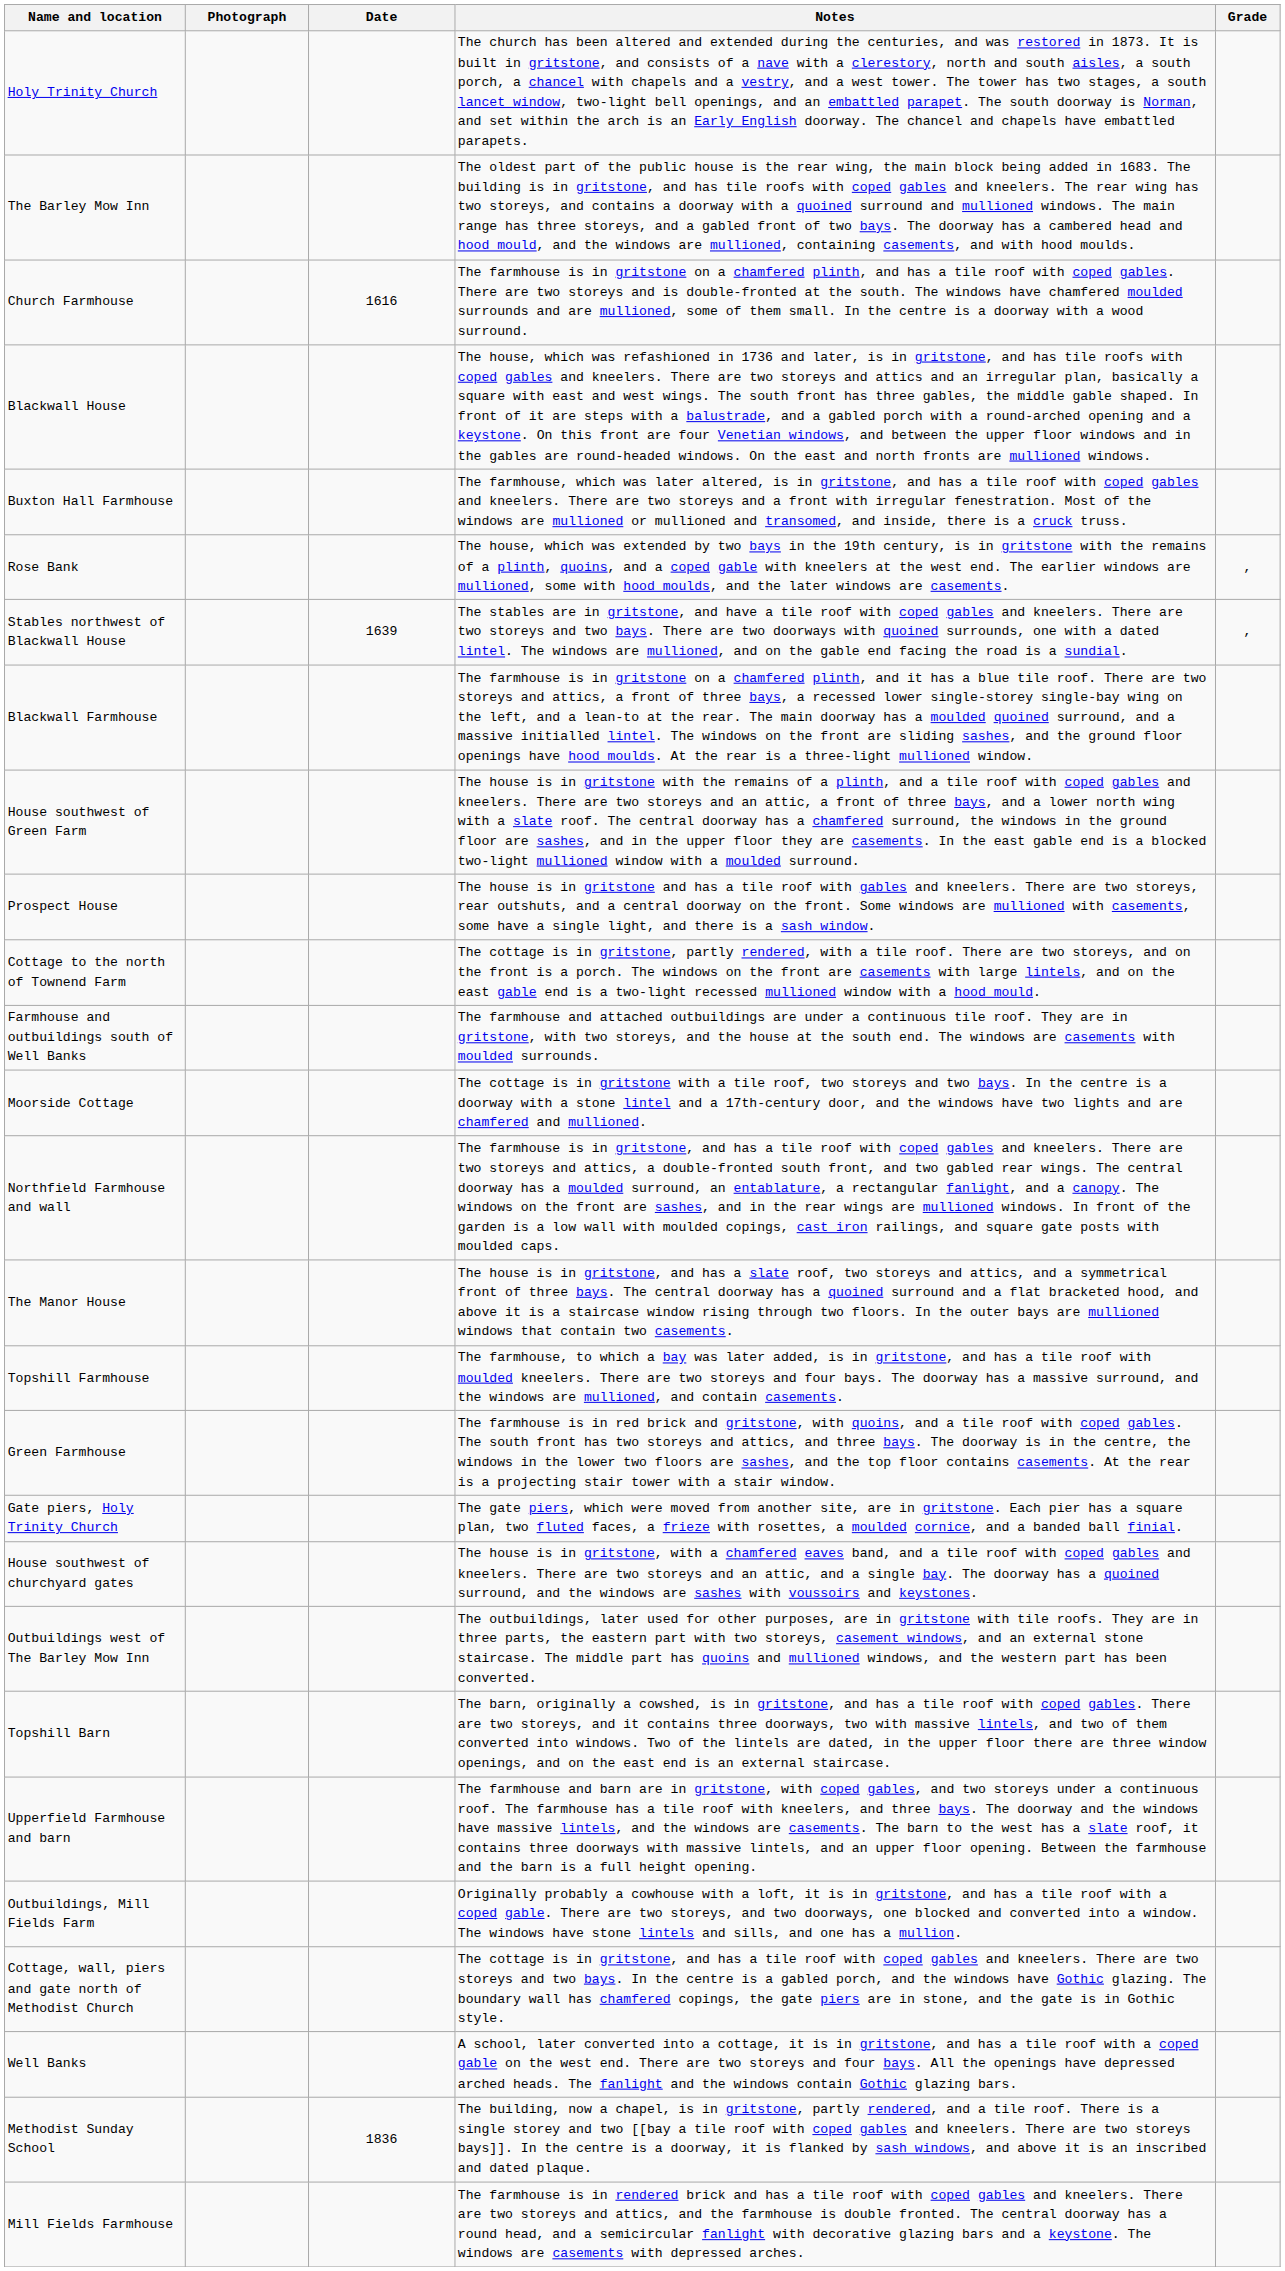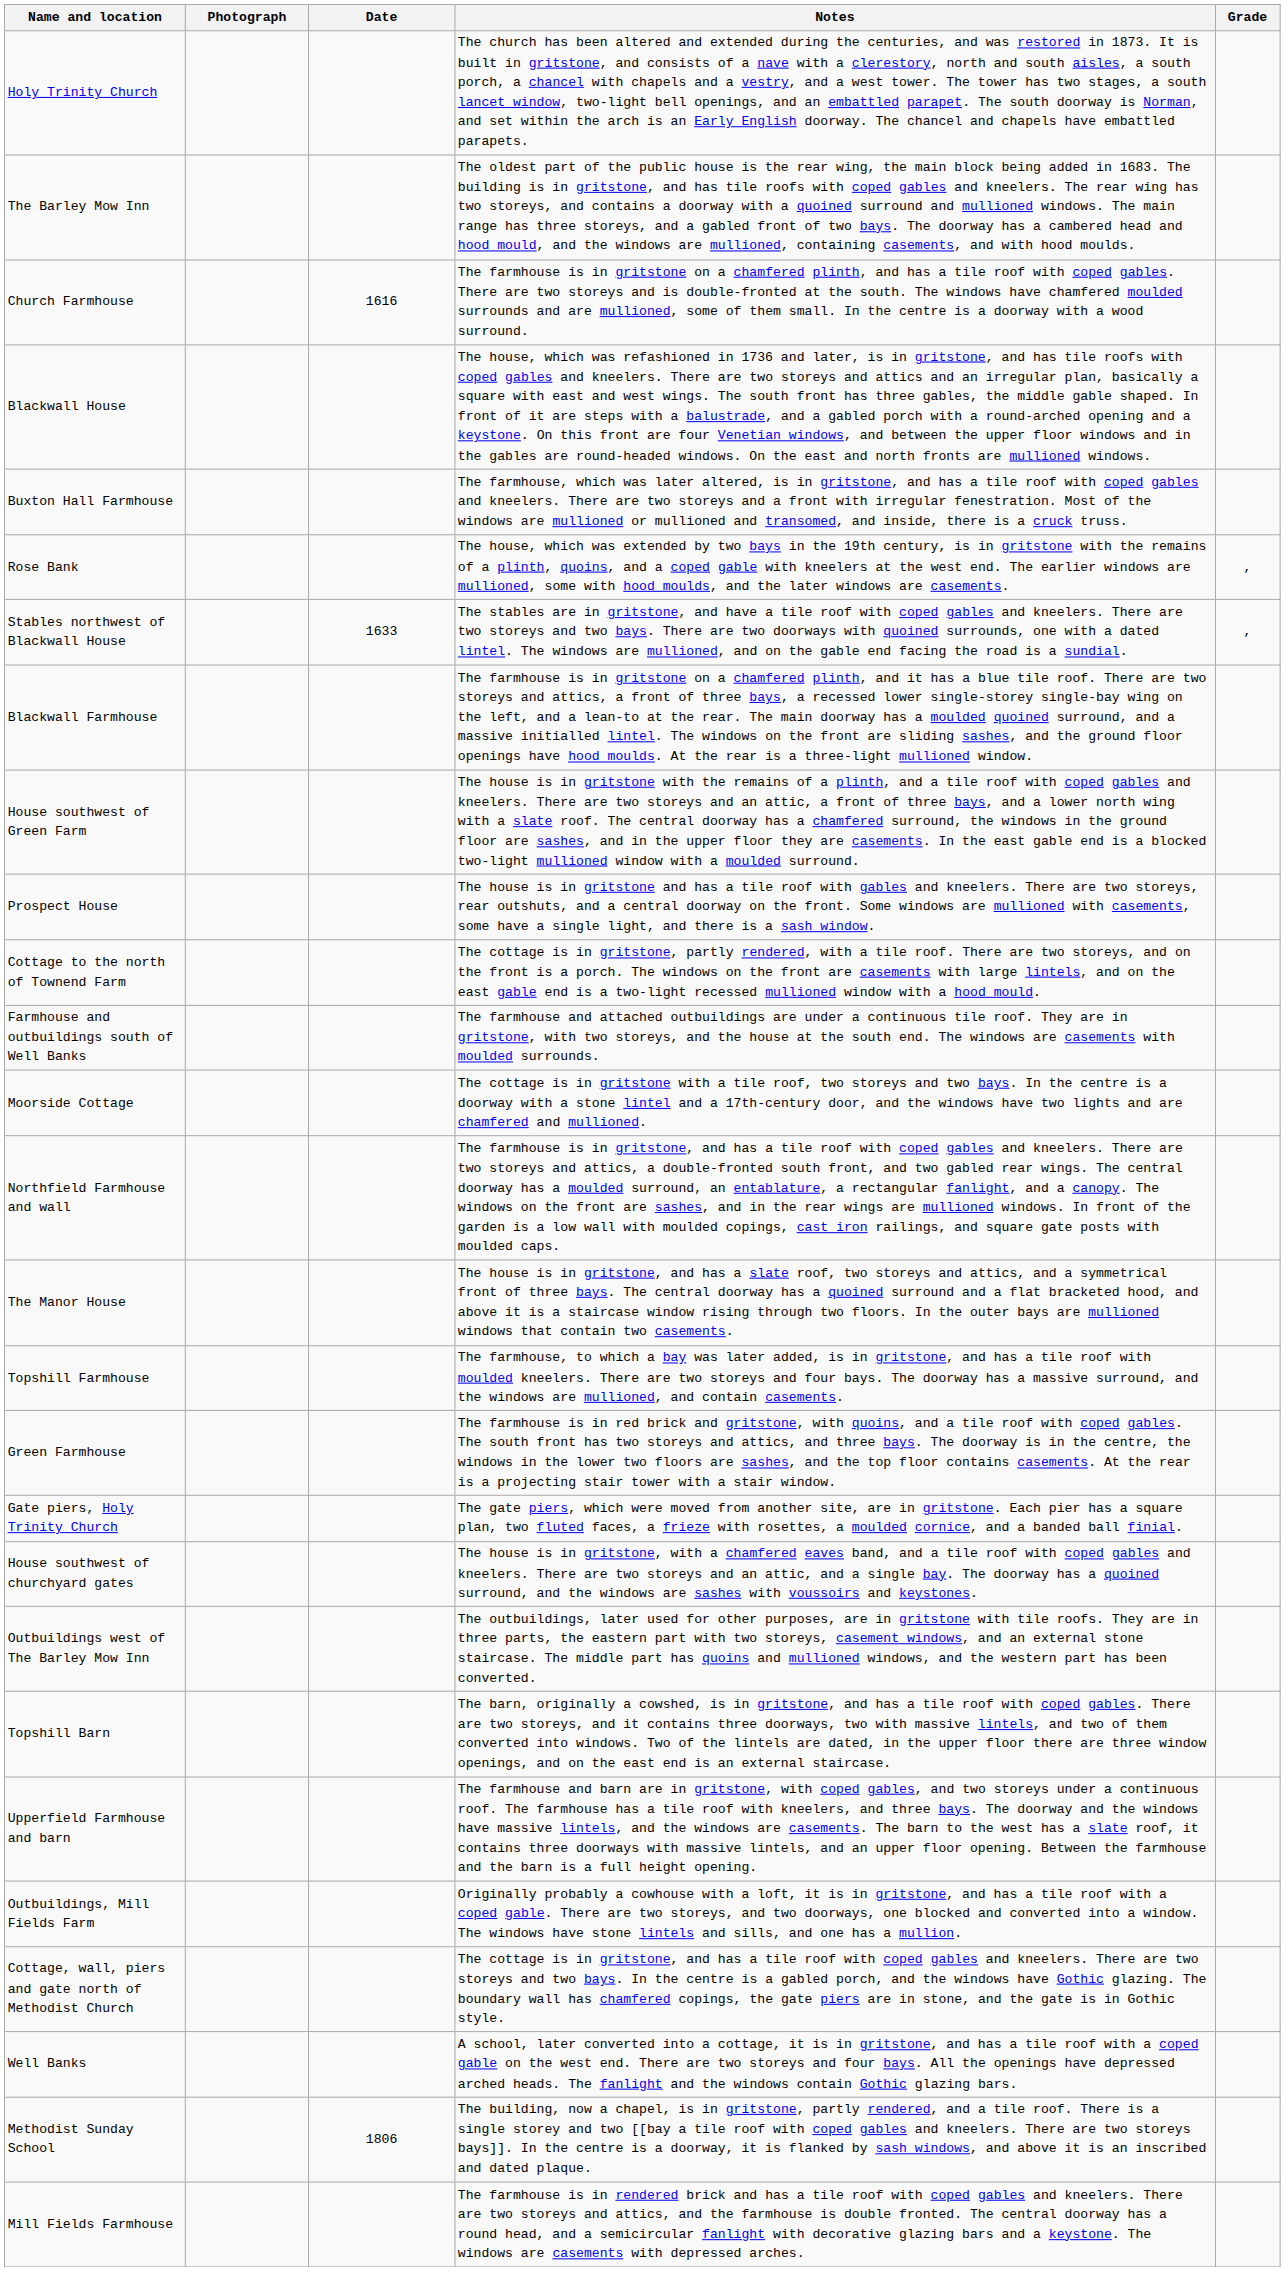(382, 632) 1639 -> (382, 632) 1633
(382, 2139) 1836 -> (382, 2139) 1806
